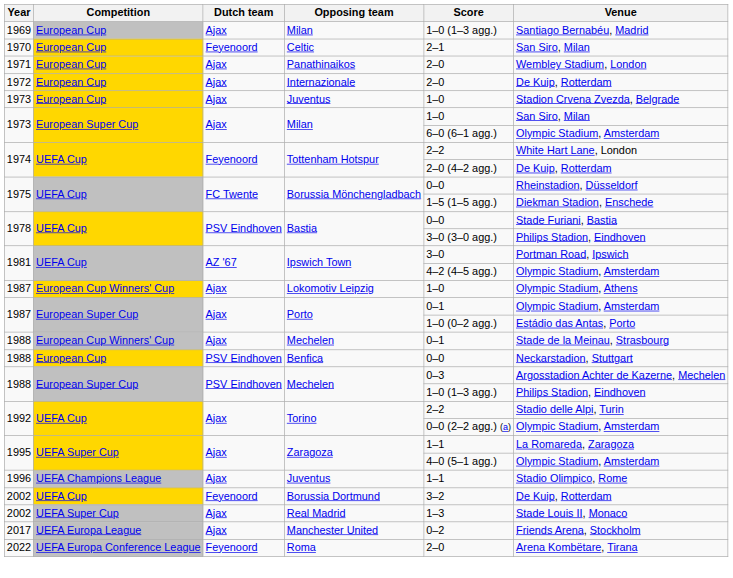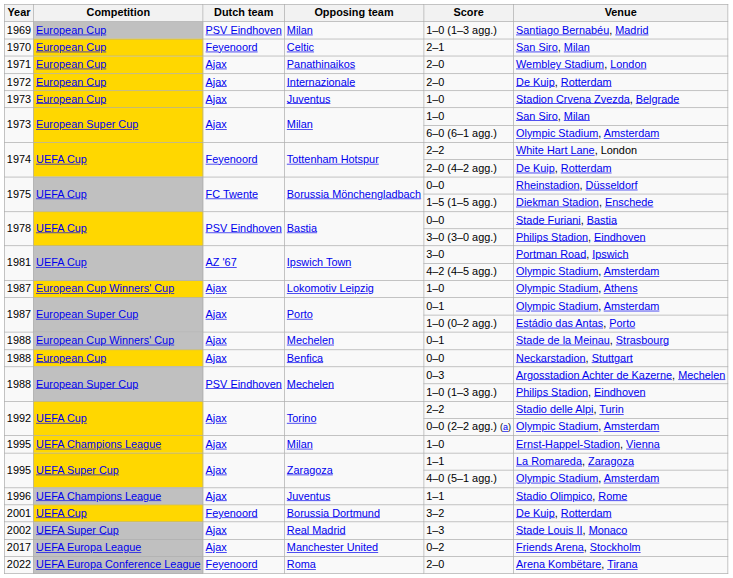(216, 30) Ajax -> (244, 30) PSV Eindhoven
(244, 358) PSV Eindhoven -> (216, 358) Ajax
+ row: (99, 444)
(19, 496) 2002 -> (19, 513) 2001
